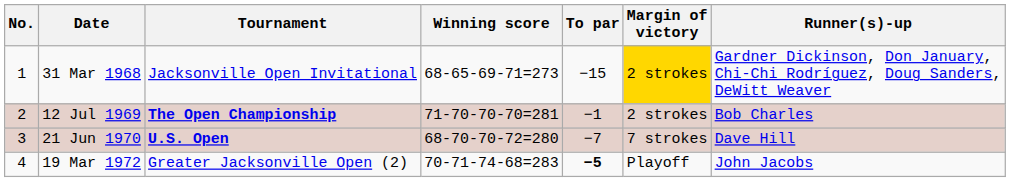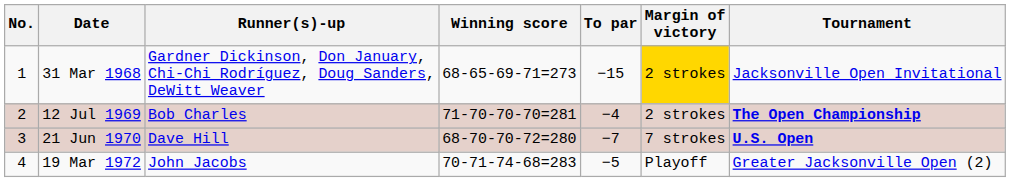columns swapped: (283, 25) <-> (858, 25)
(593, 116) −1 -> (611, 116) −4
(593, 164) bold -> (611, 164) normal
